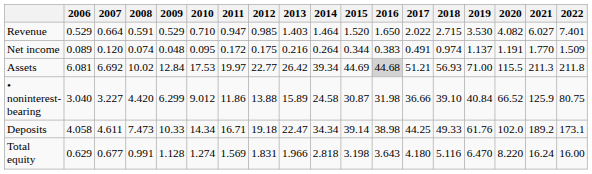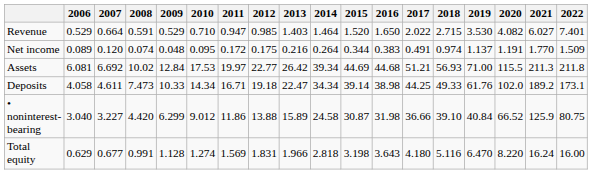(387, 67) lightgrey background -> (387, 67) no background
rows swapped: (27, 129) <-> (34, 98)
